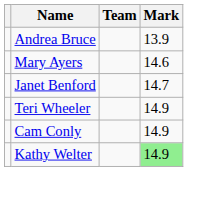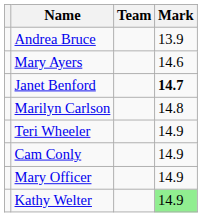(156, 85) normal -> (171, 85) bold
+ row: (62, 108)
+ row: (53, 177)
